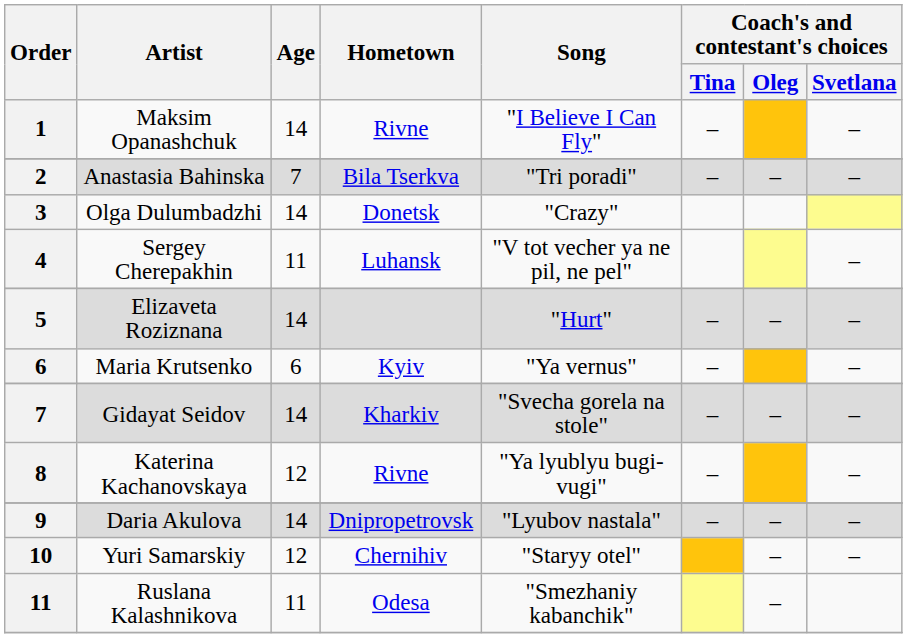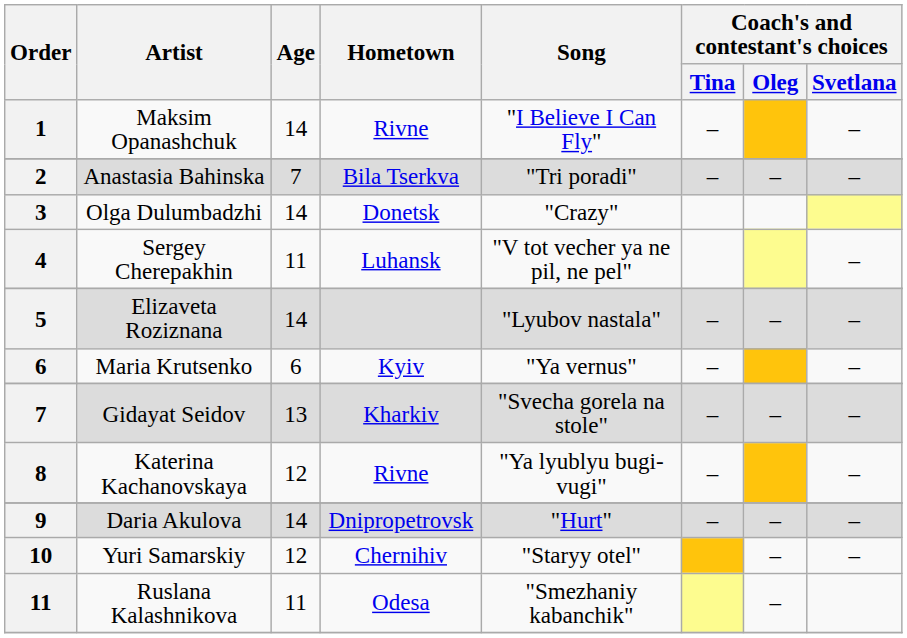(581, 319) "Hurt" -> (581, 319) "Lyubov nastala"
(296, 413) 14 -> (296, 413) 13
(581, 520) "Lyubov nastala" -> (581, 520) "Hurt"
